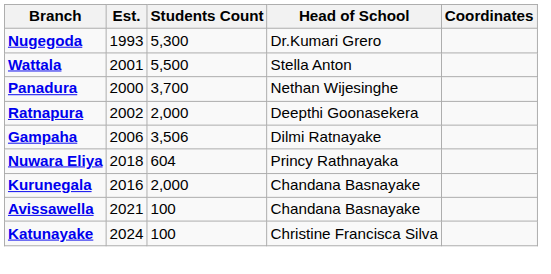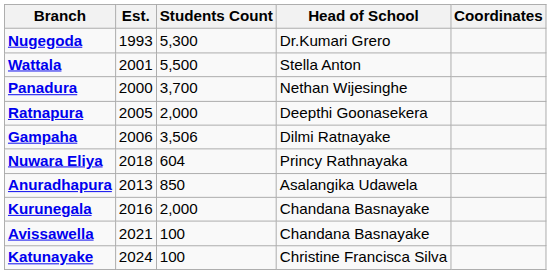(127, 112) 2002 -> (136, 112) 2005
+ row: (60, 185)
